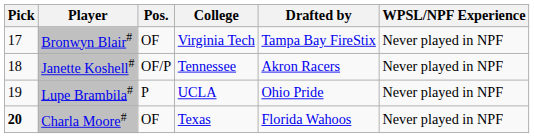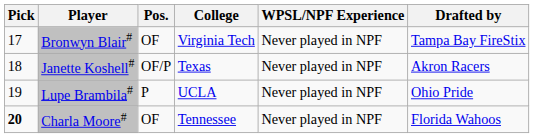columns swapped: (319, 15) <-> (454, 15)
(207, 66) Tennessee -> (194, 66) Texas
(194, 119) Texas -> (207, 119) Tennessee
